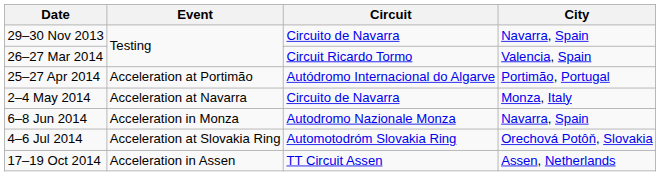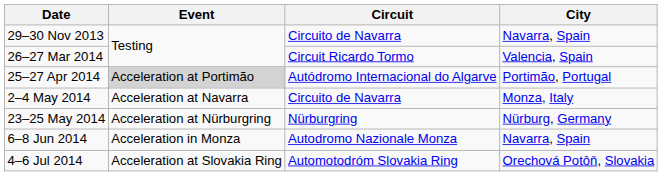(181, 77) no background -> (183, 77) lightgrey background
+ row: (56, 118)
- row: (54, 160)
